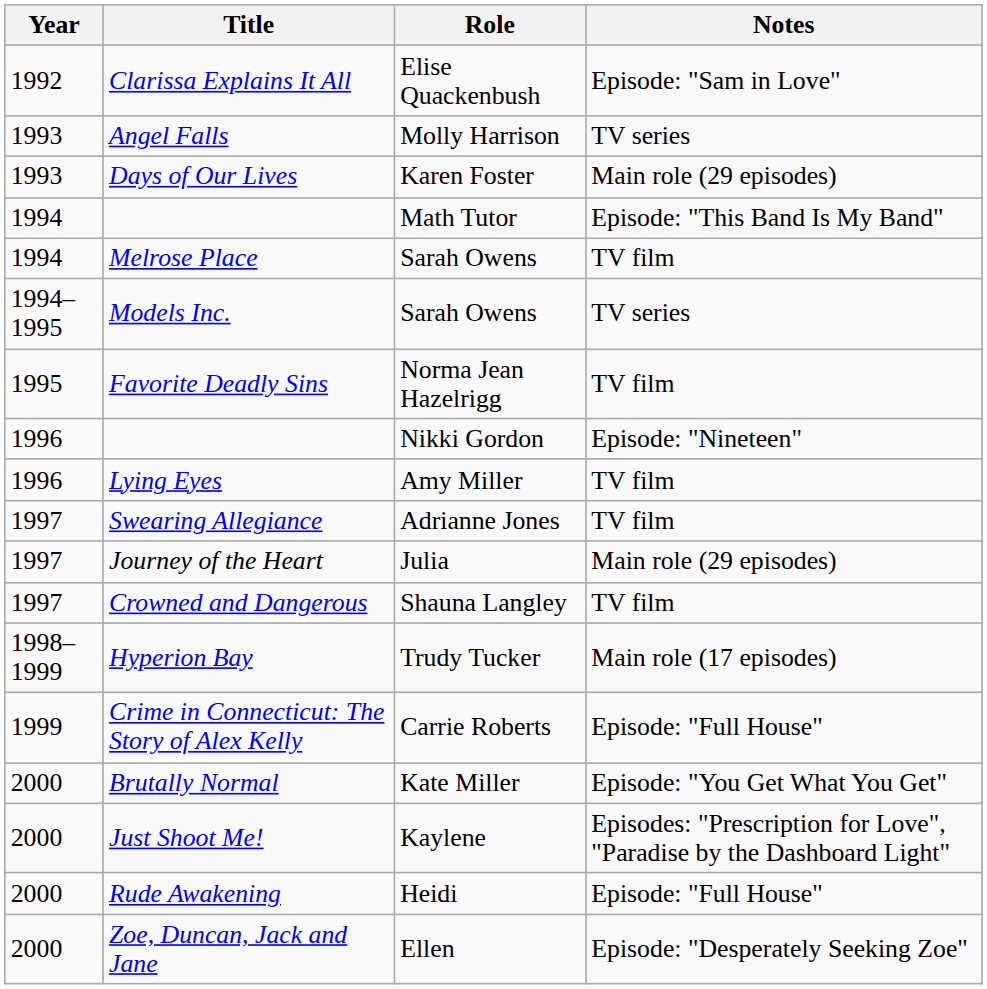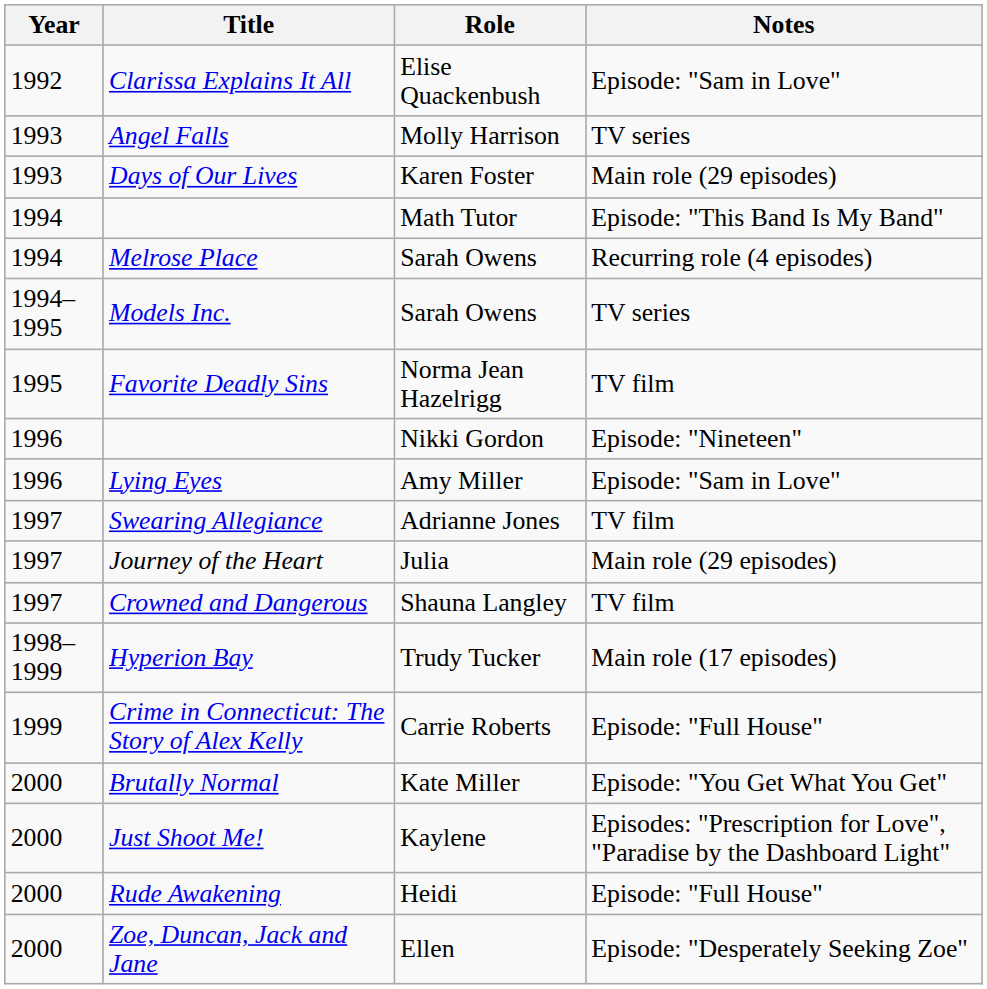(633, 258) TV film -> (732, 258) Recurring role (4 episodes)
(633, 479) TV film -> (716, 479) Episode: "Sam in Love"
